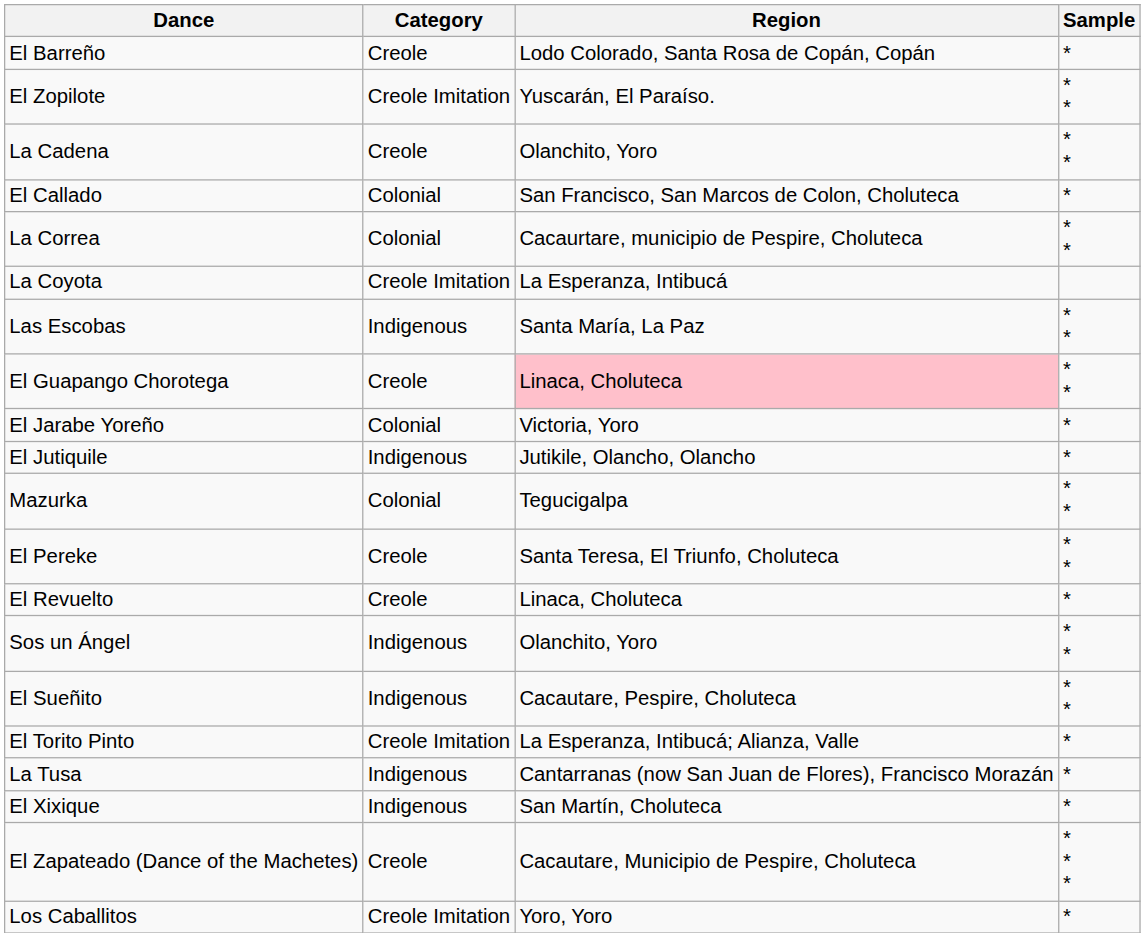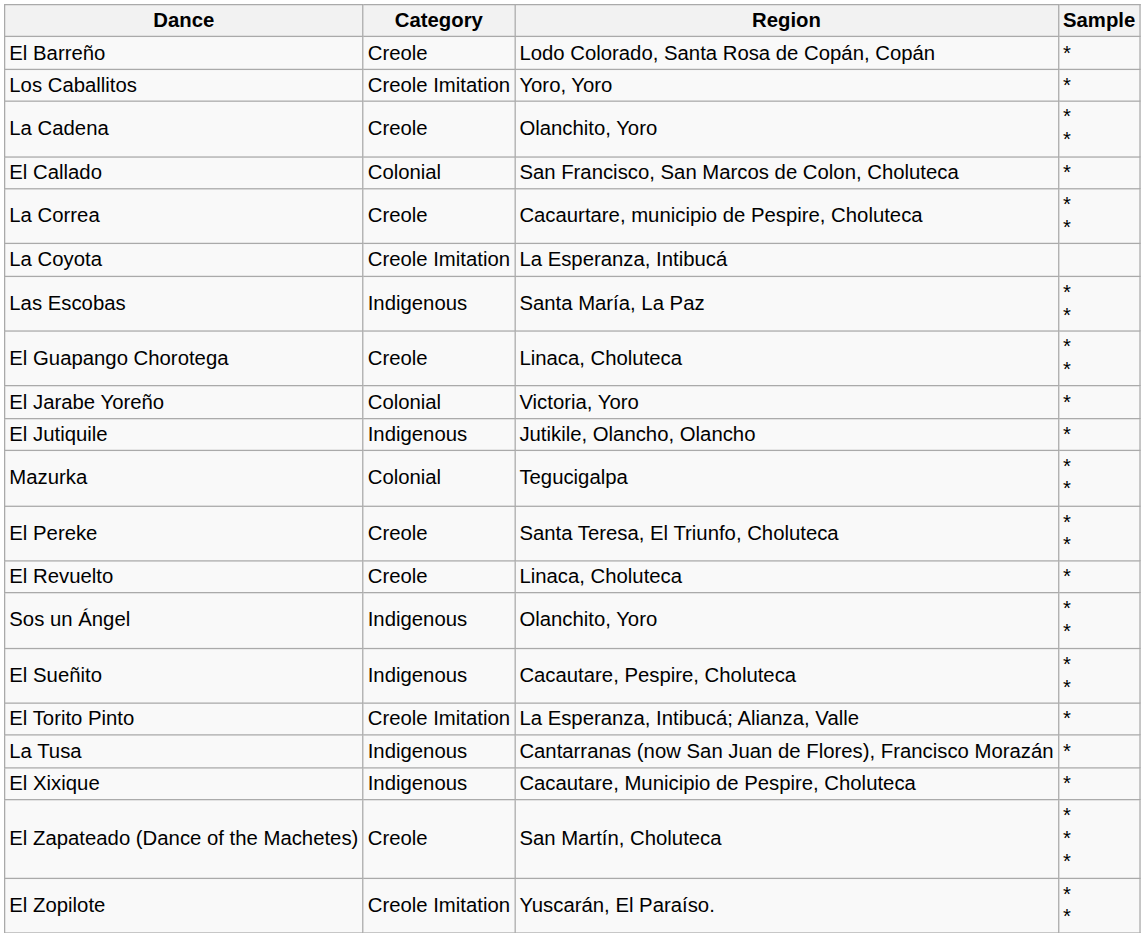rows swapped: (73, 916) <-> (57, 96)
(404, 238) Colonial -> (398, 216) Creole
(601, 381) pink background -> (601, 358) no background
(620, 806) San Martín, Choluteca -> (718, 783) Cacautare, Municipio de Pespire, Choluteca
(718, 861) Cacautare, Municipio de Pespire, Choluteca -> (620, 838) San Martín, Choluteca
